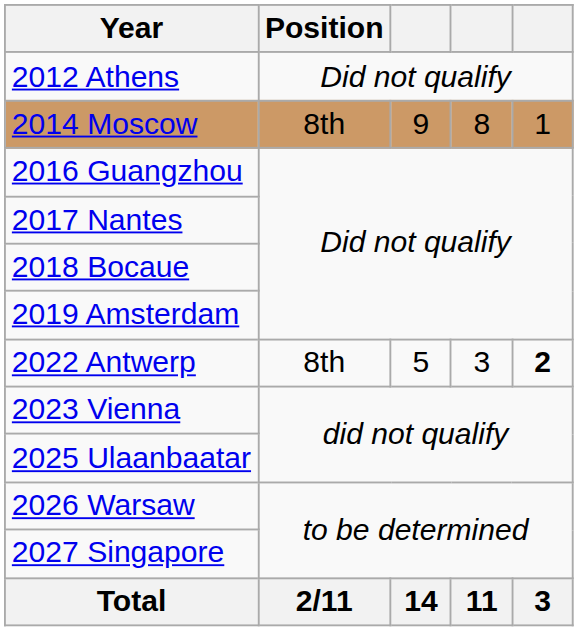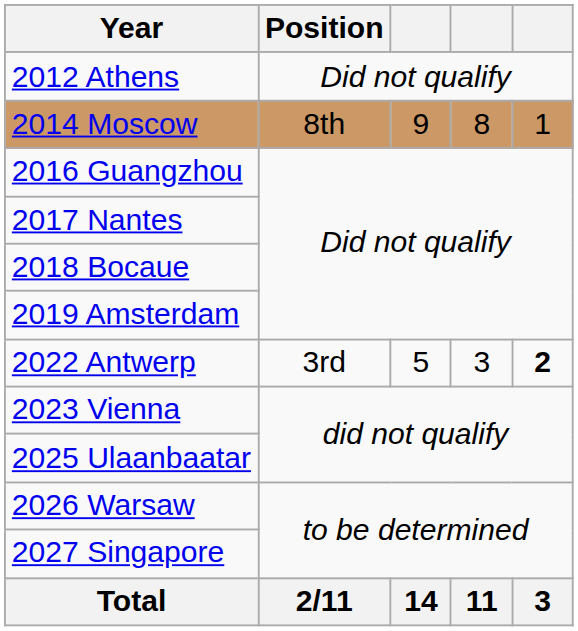(324, 362) 8th -> (324, 362) 3rd
